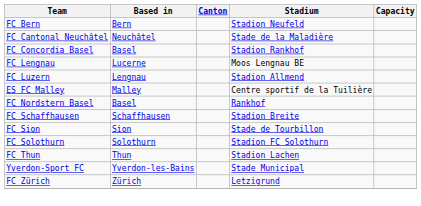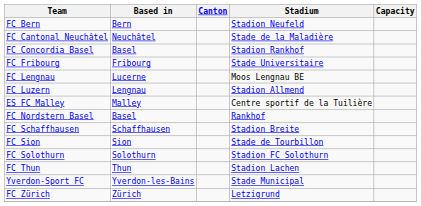+ row: (33, 63)
